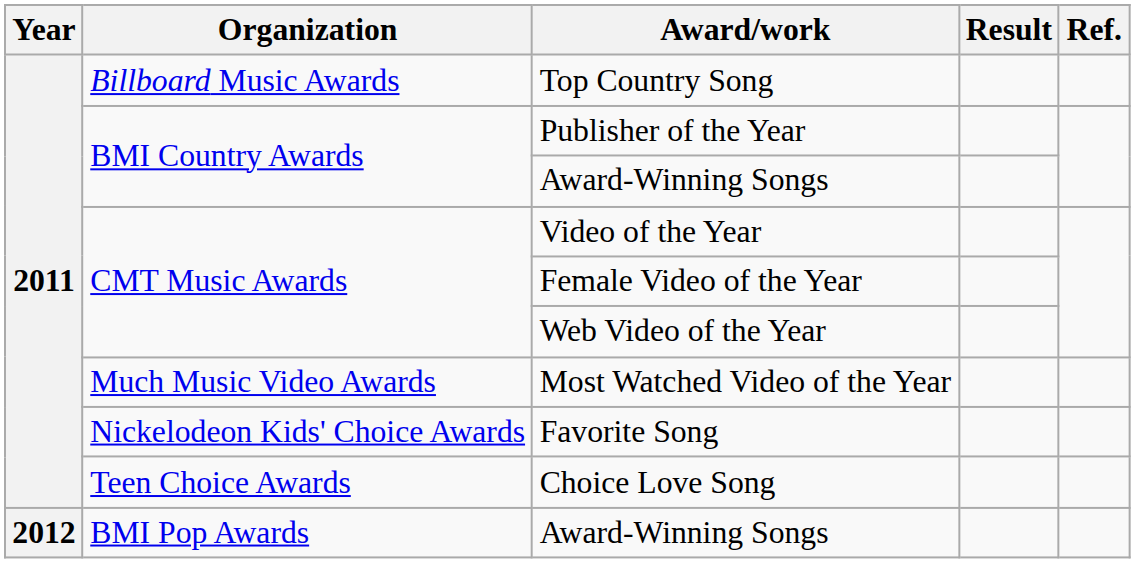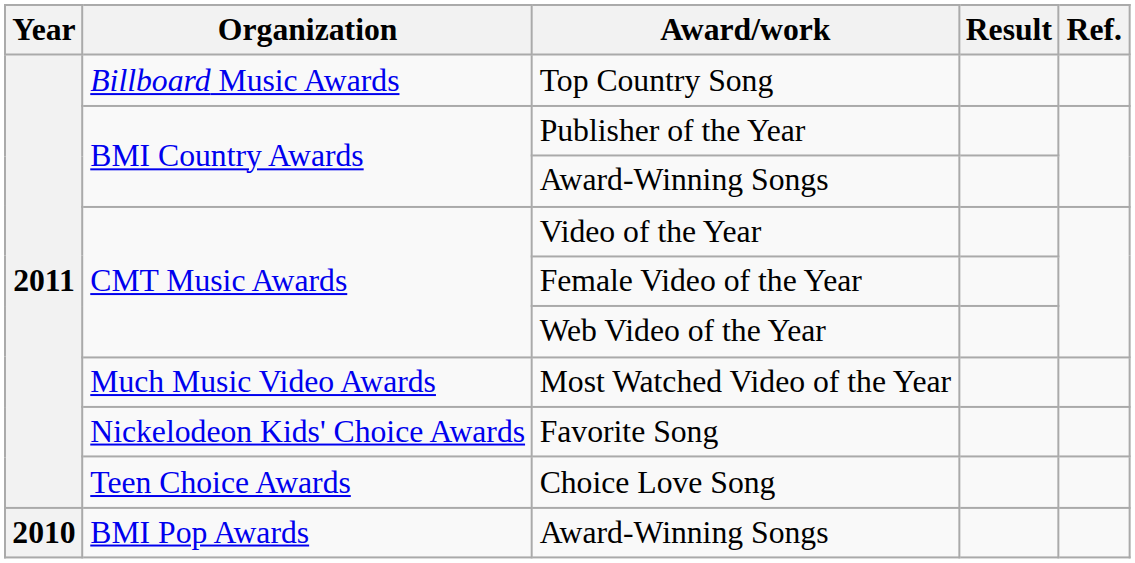(44, 532) 2012 -> (44, 532) 2010
